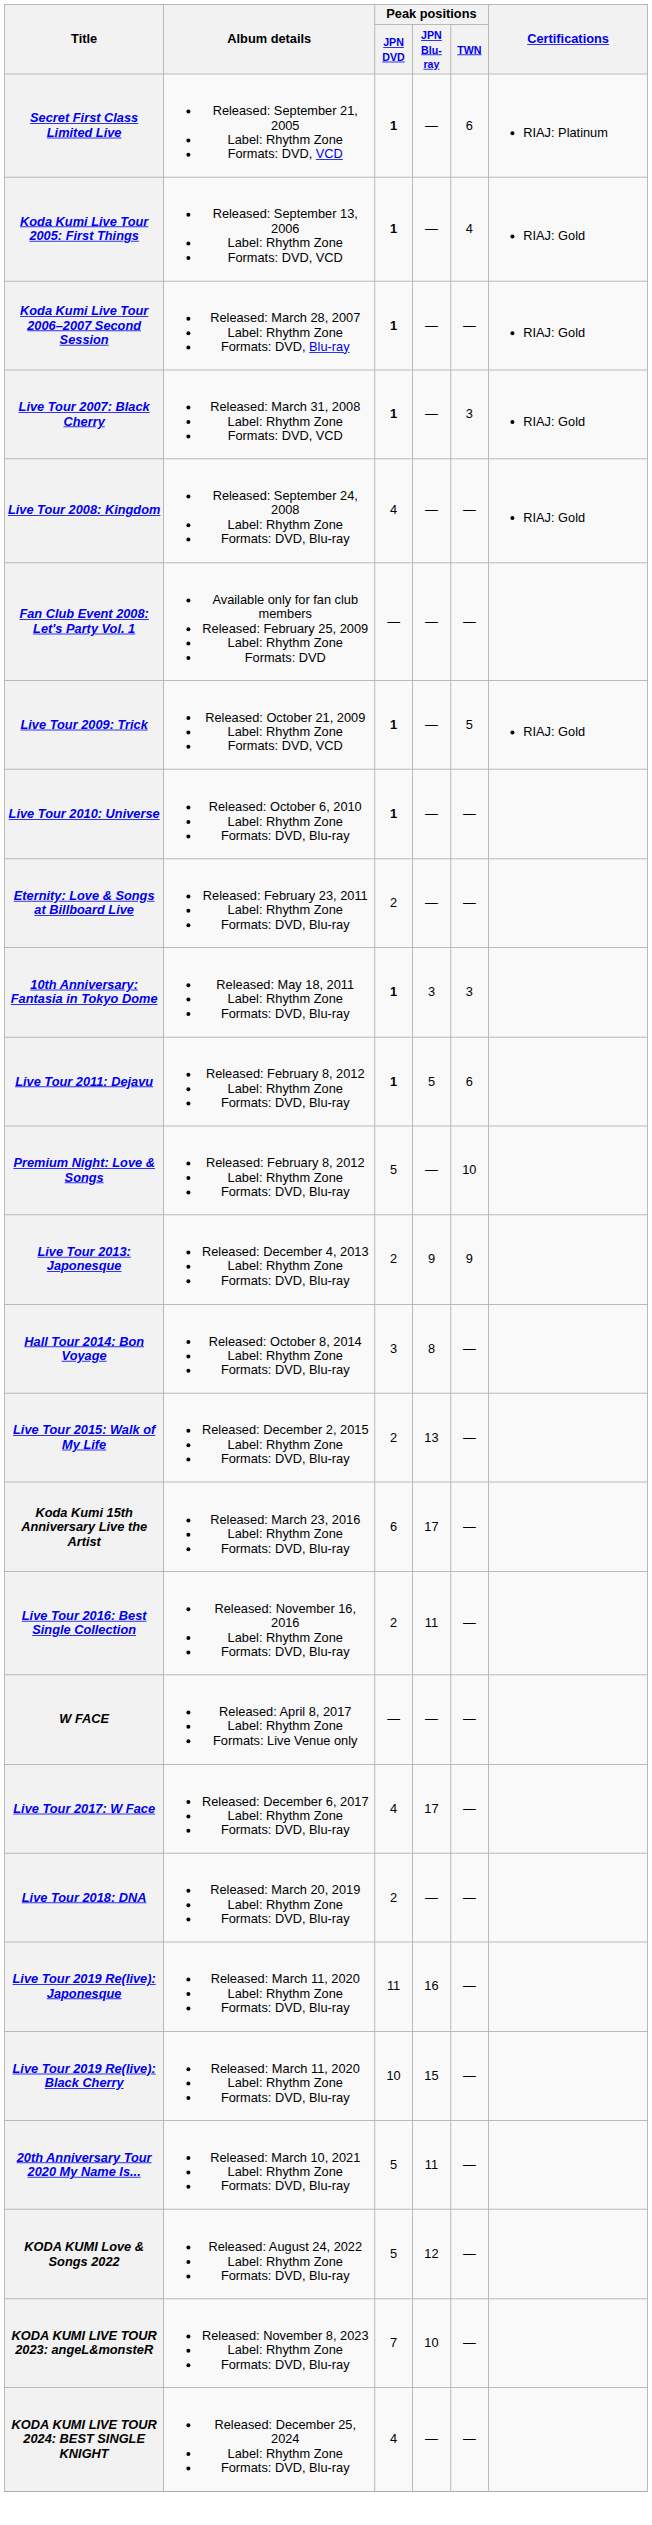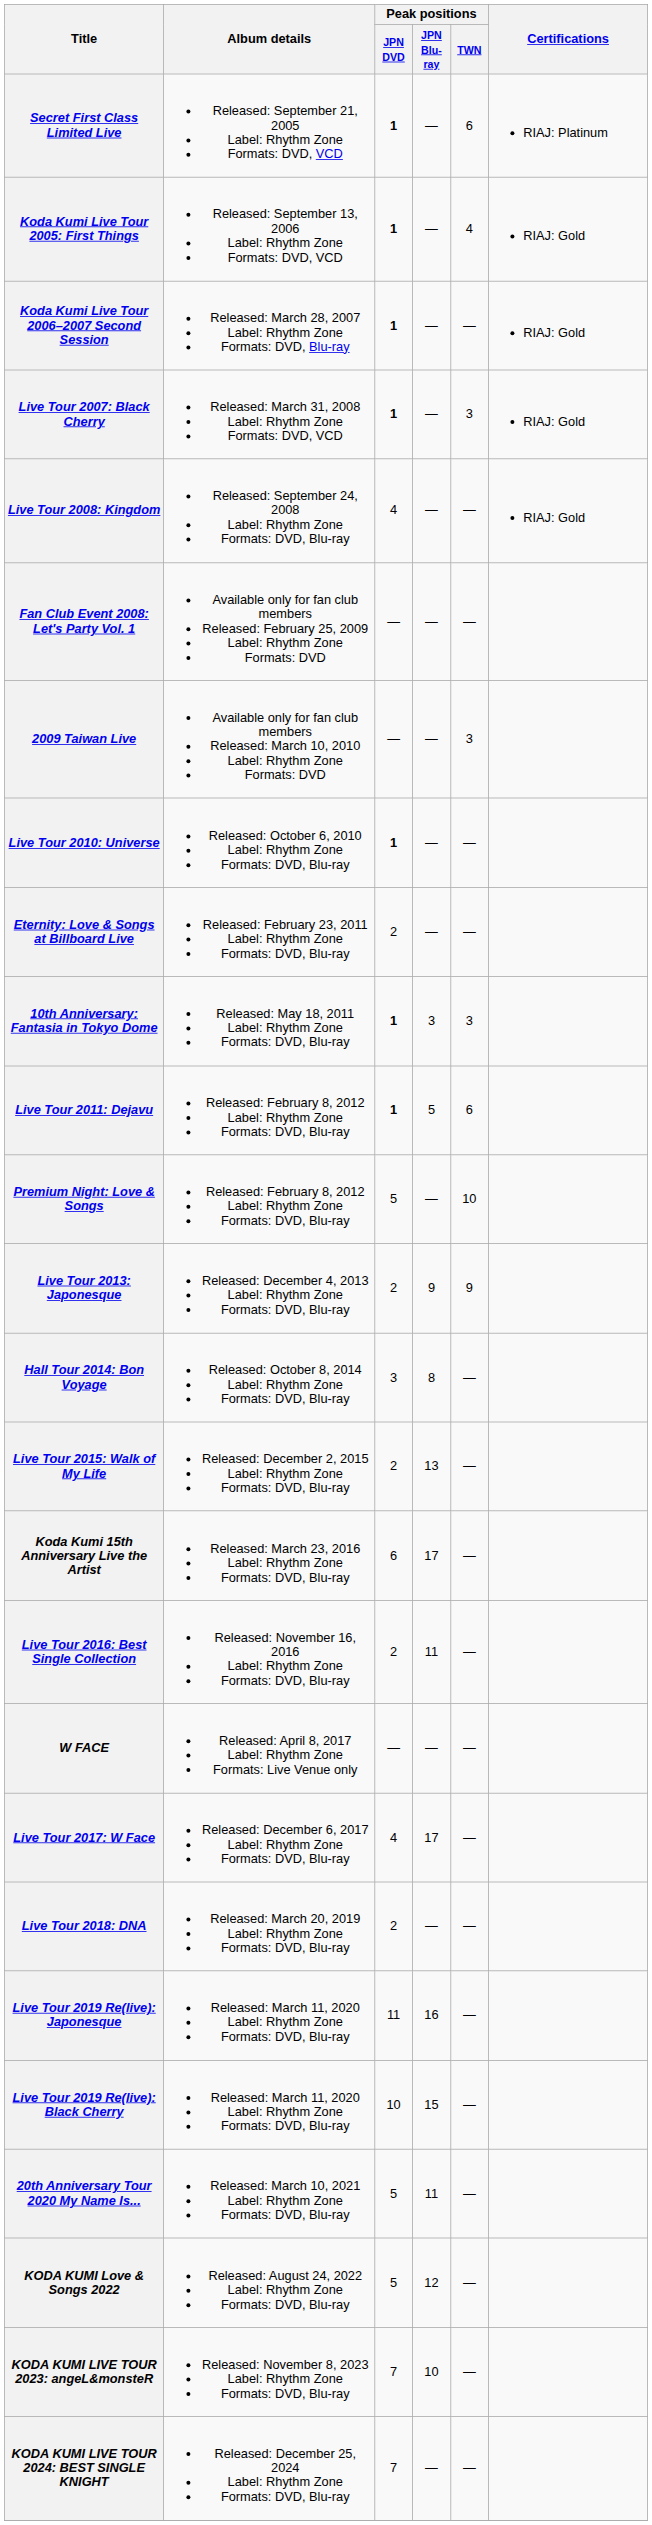- row: (84, 725)
+ row: (84, 739)
(394, 2439) 4 -> (394, 2468) 7
